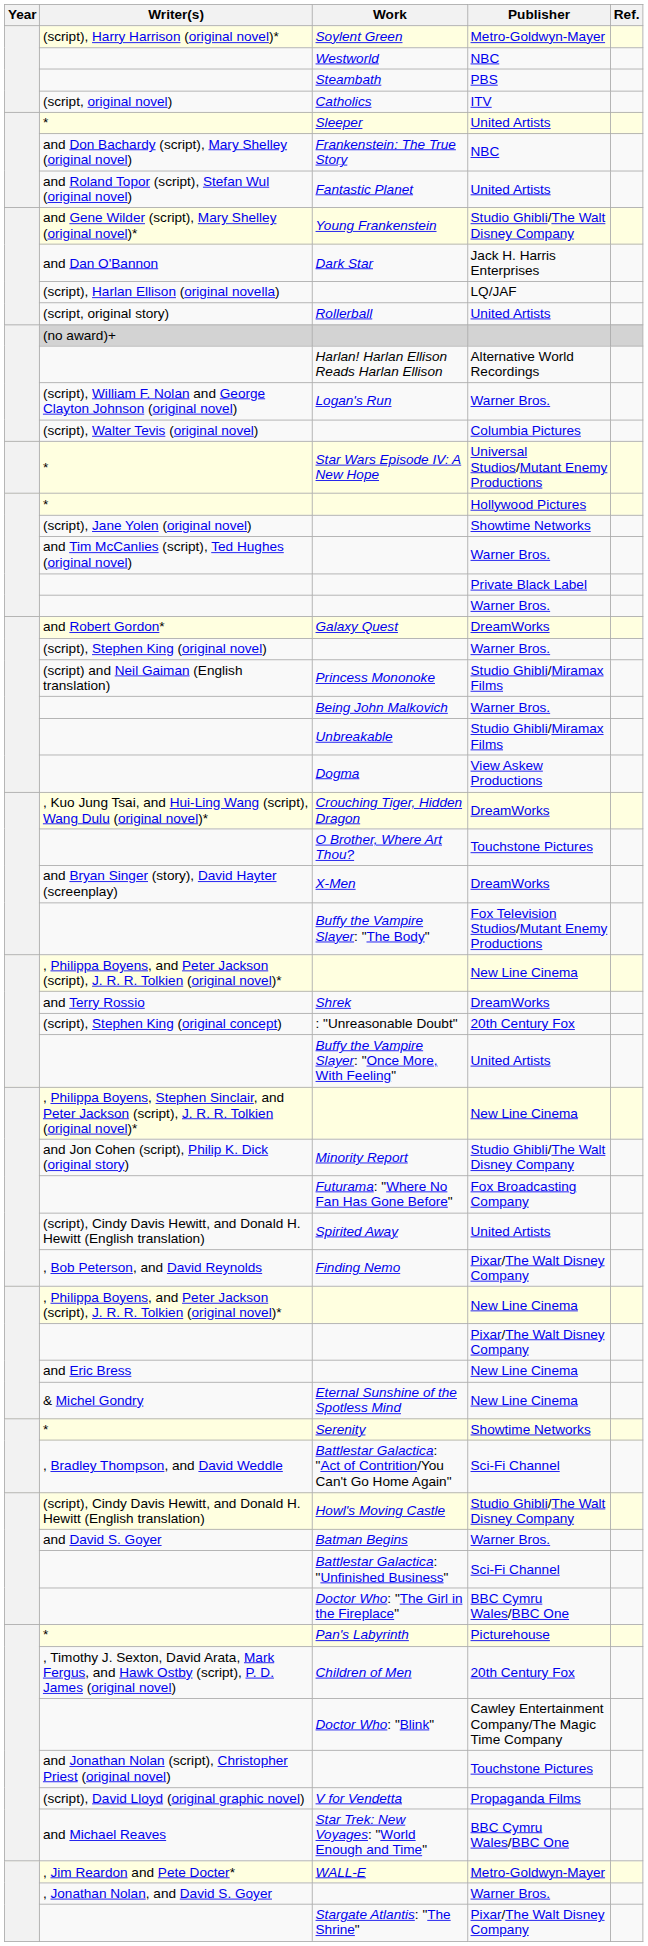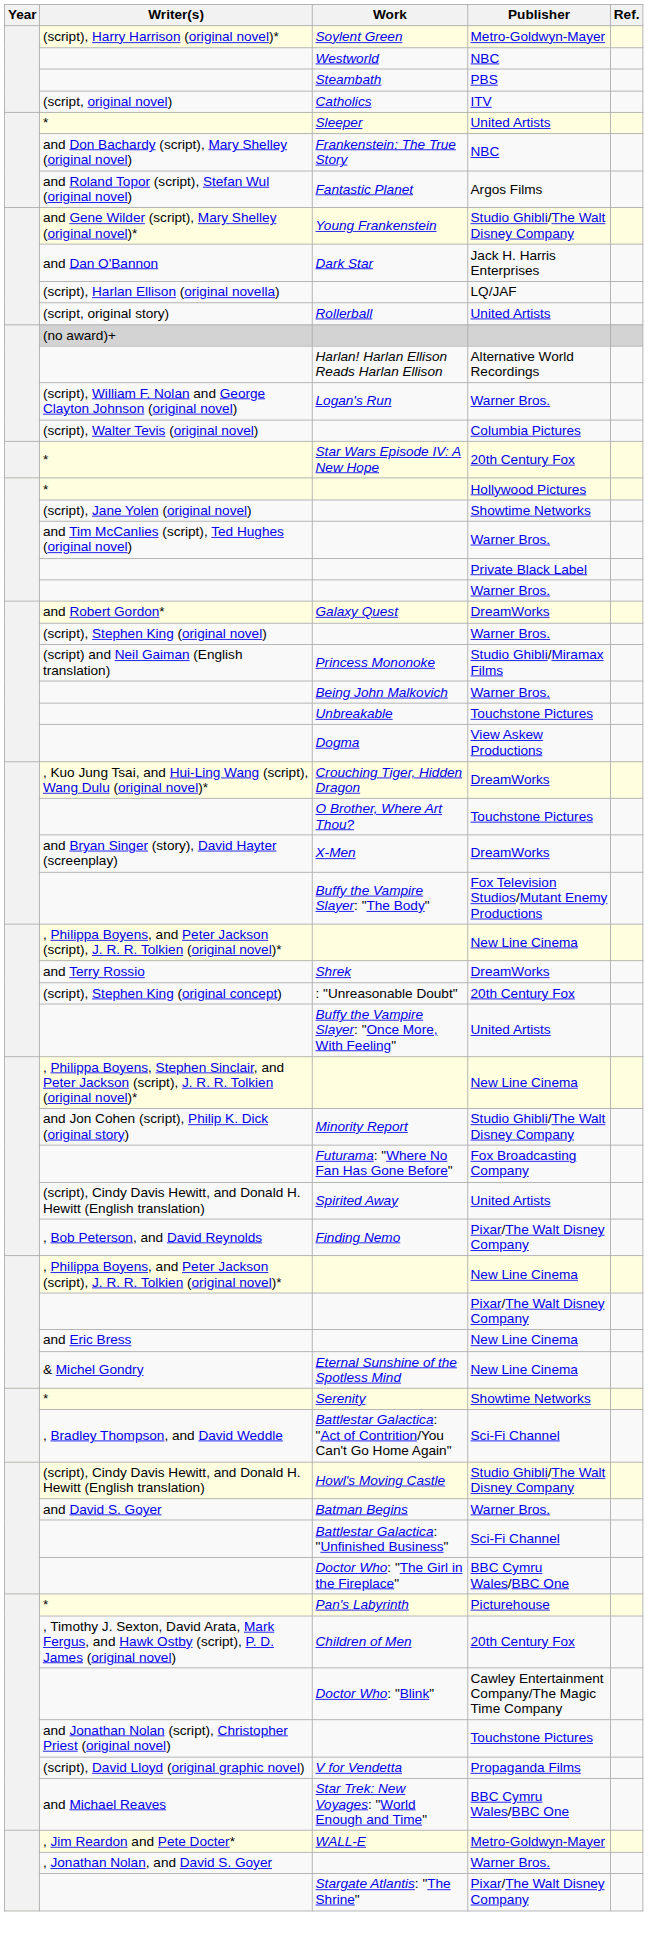(511, 189) United Artists -> (506, 189) Argos Films
(539, 467) Universal Studios/Mutant Enemy Productions -> (523, 459) 20th Century Fox
(537, 736) Studio Ghibli/Miramax Films -> (532, 713) Touchstone Pictures
